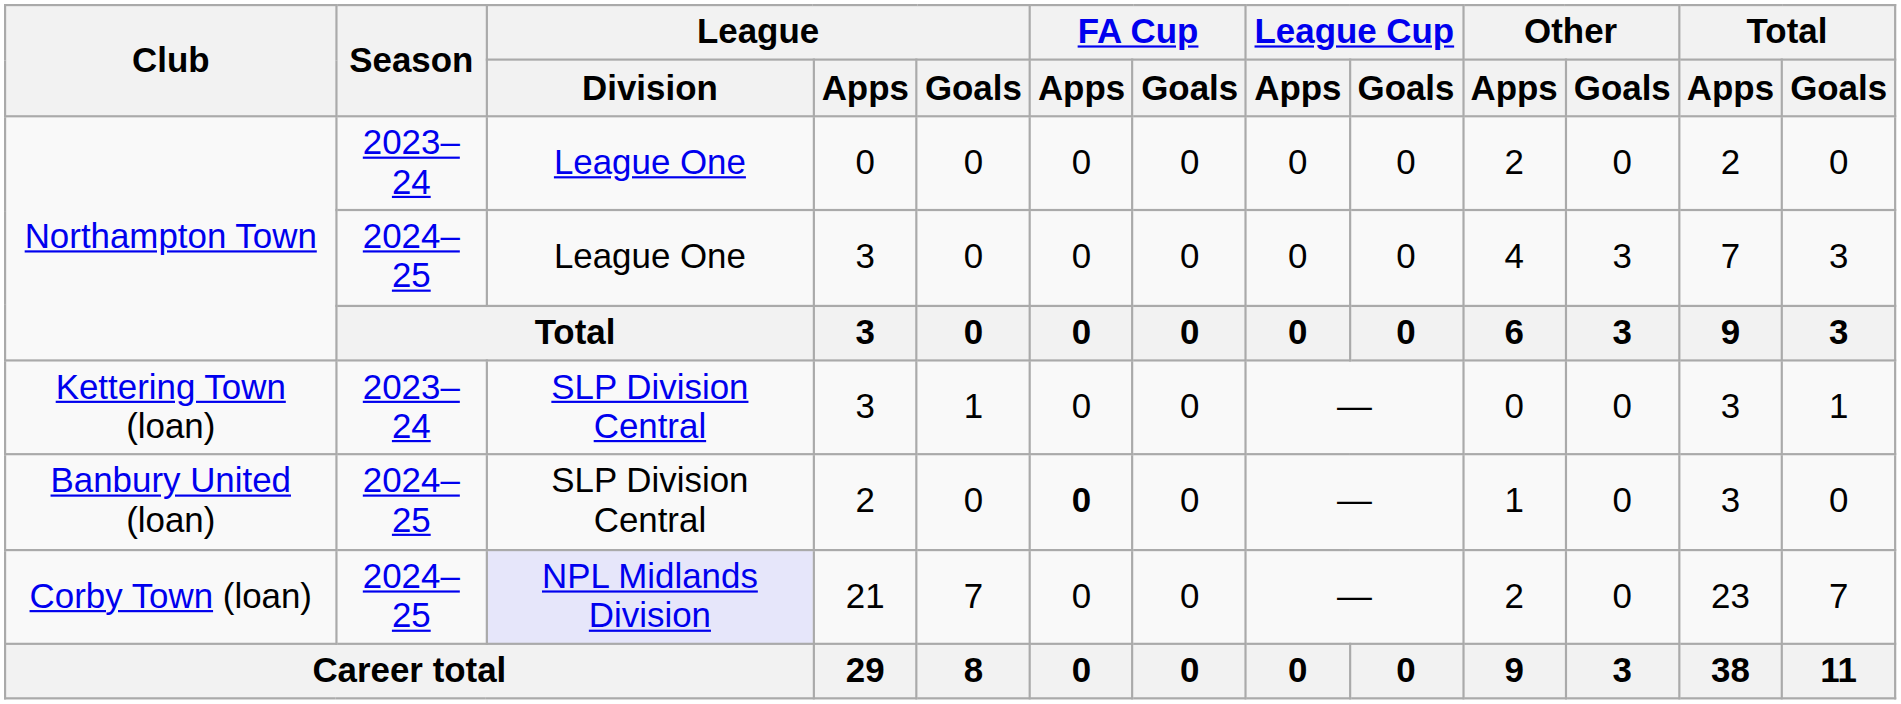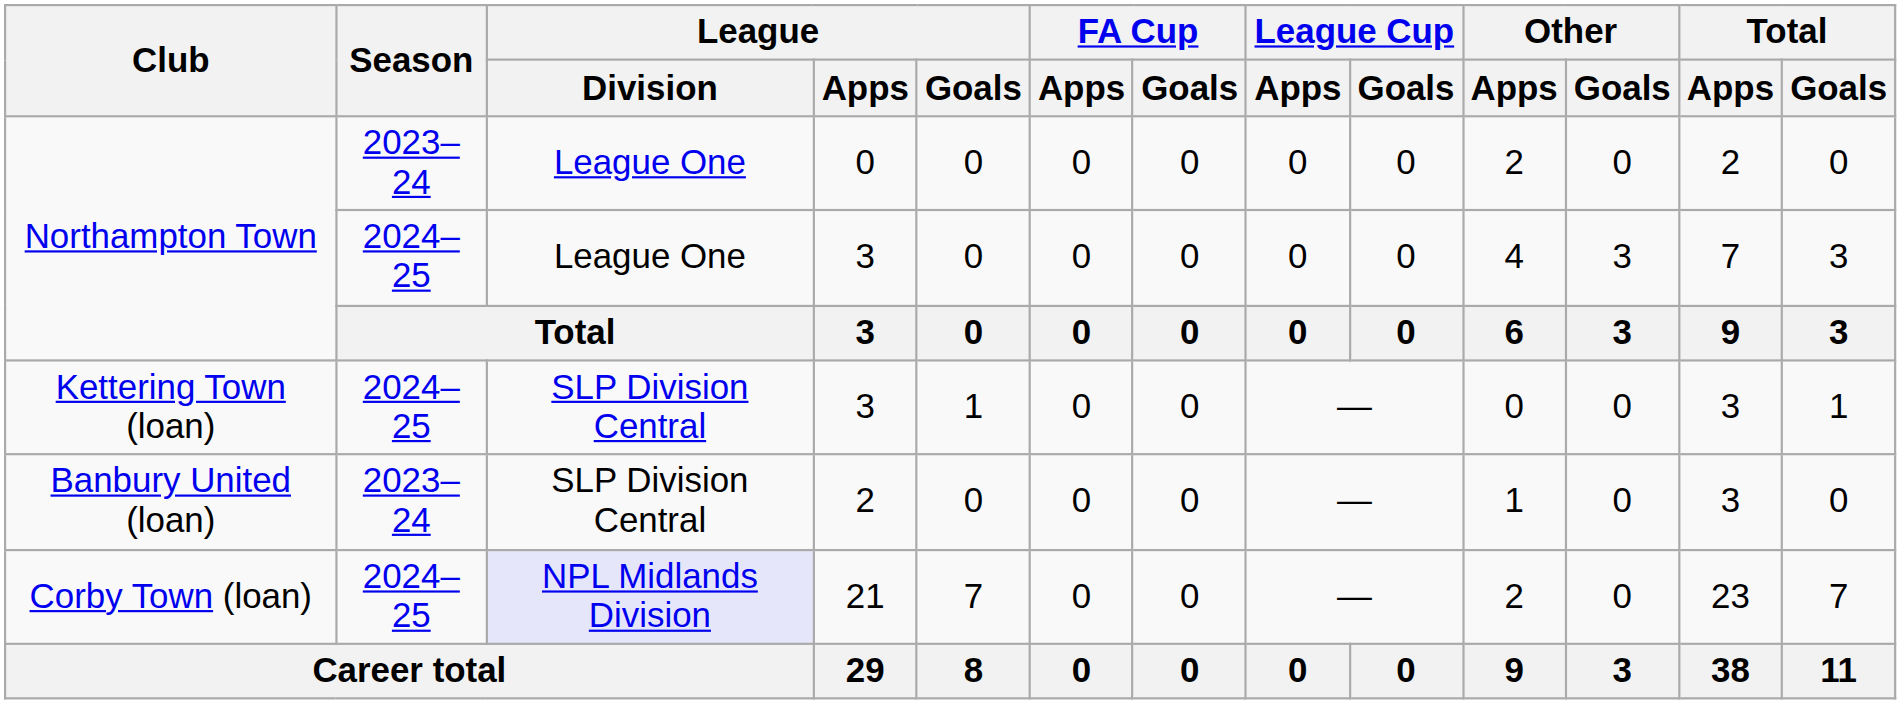(411, 406) 2023–24 -> (411, 406) 2024–25
(411, 501) 2024–25 -> (411, 501) 2023–24
(1082, 501) bold -> (1082, 501) normal
